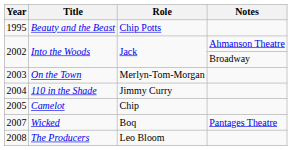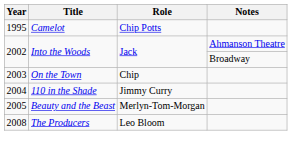(73, 28) Beauty and the Beast -> (48, 28) Camelot
(162, 75) Merlyn-Tom-Morgan -> (129, 75) Chip
(48, 106) Camelot -> (73, 106) Beauty and the Beast
(129, 106) Chip -> (162, 106) Merlyn-Tom-Morgan
- row: (17, 122)
